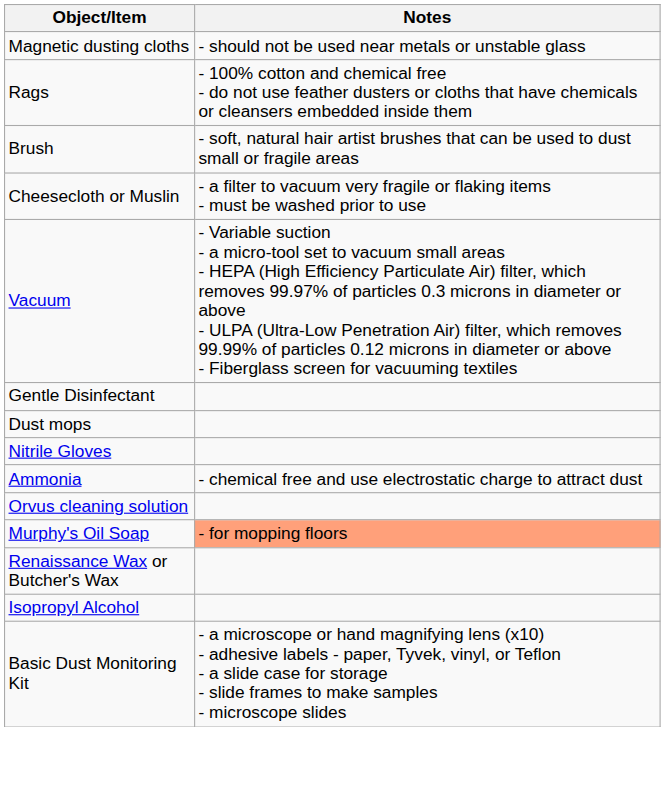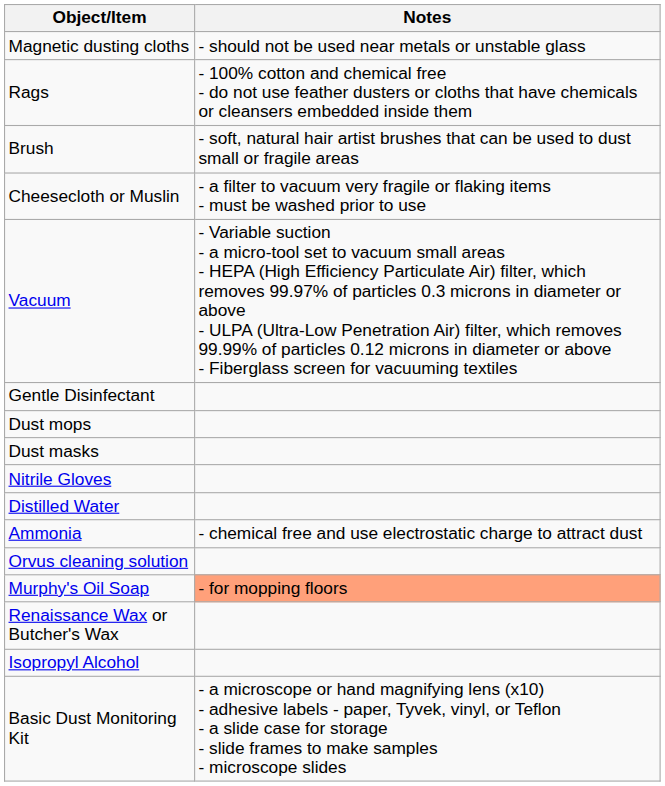+ row: (54, 451)
+ row: (64, 506)
